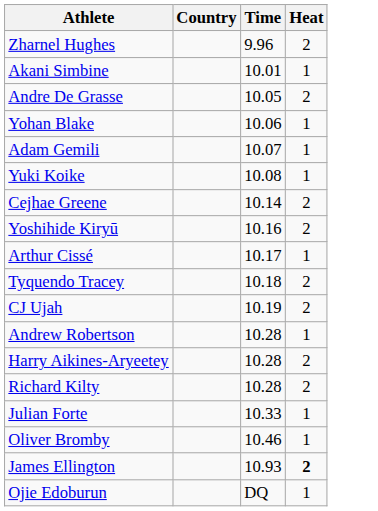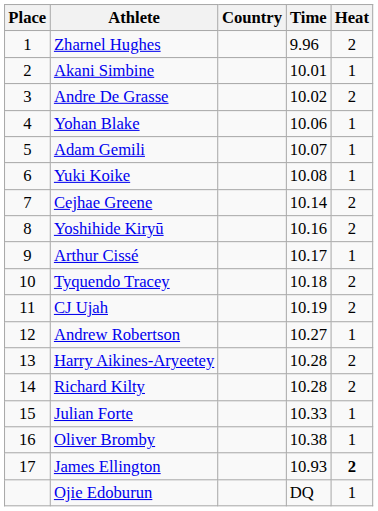+ column: (27, 17)
(263, 96) 10.05 -> (308, 96) 10.02
(263, 334) 10.28 -> (308, 334) 10.27
(263, 439) 10.46 -> (308, 439) 10.38
